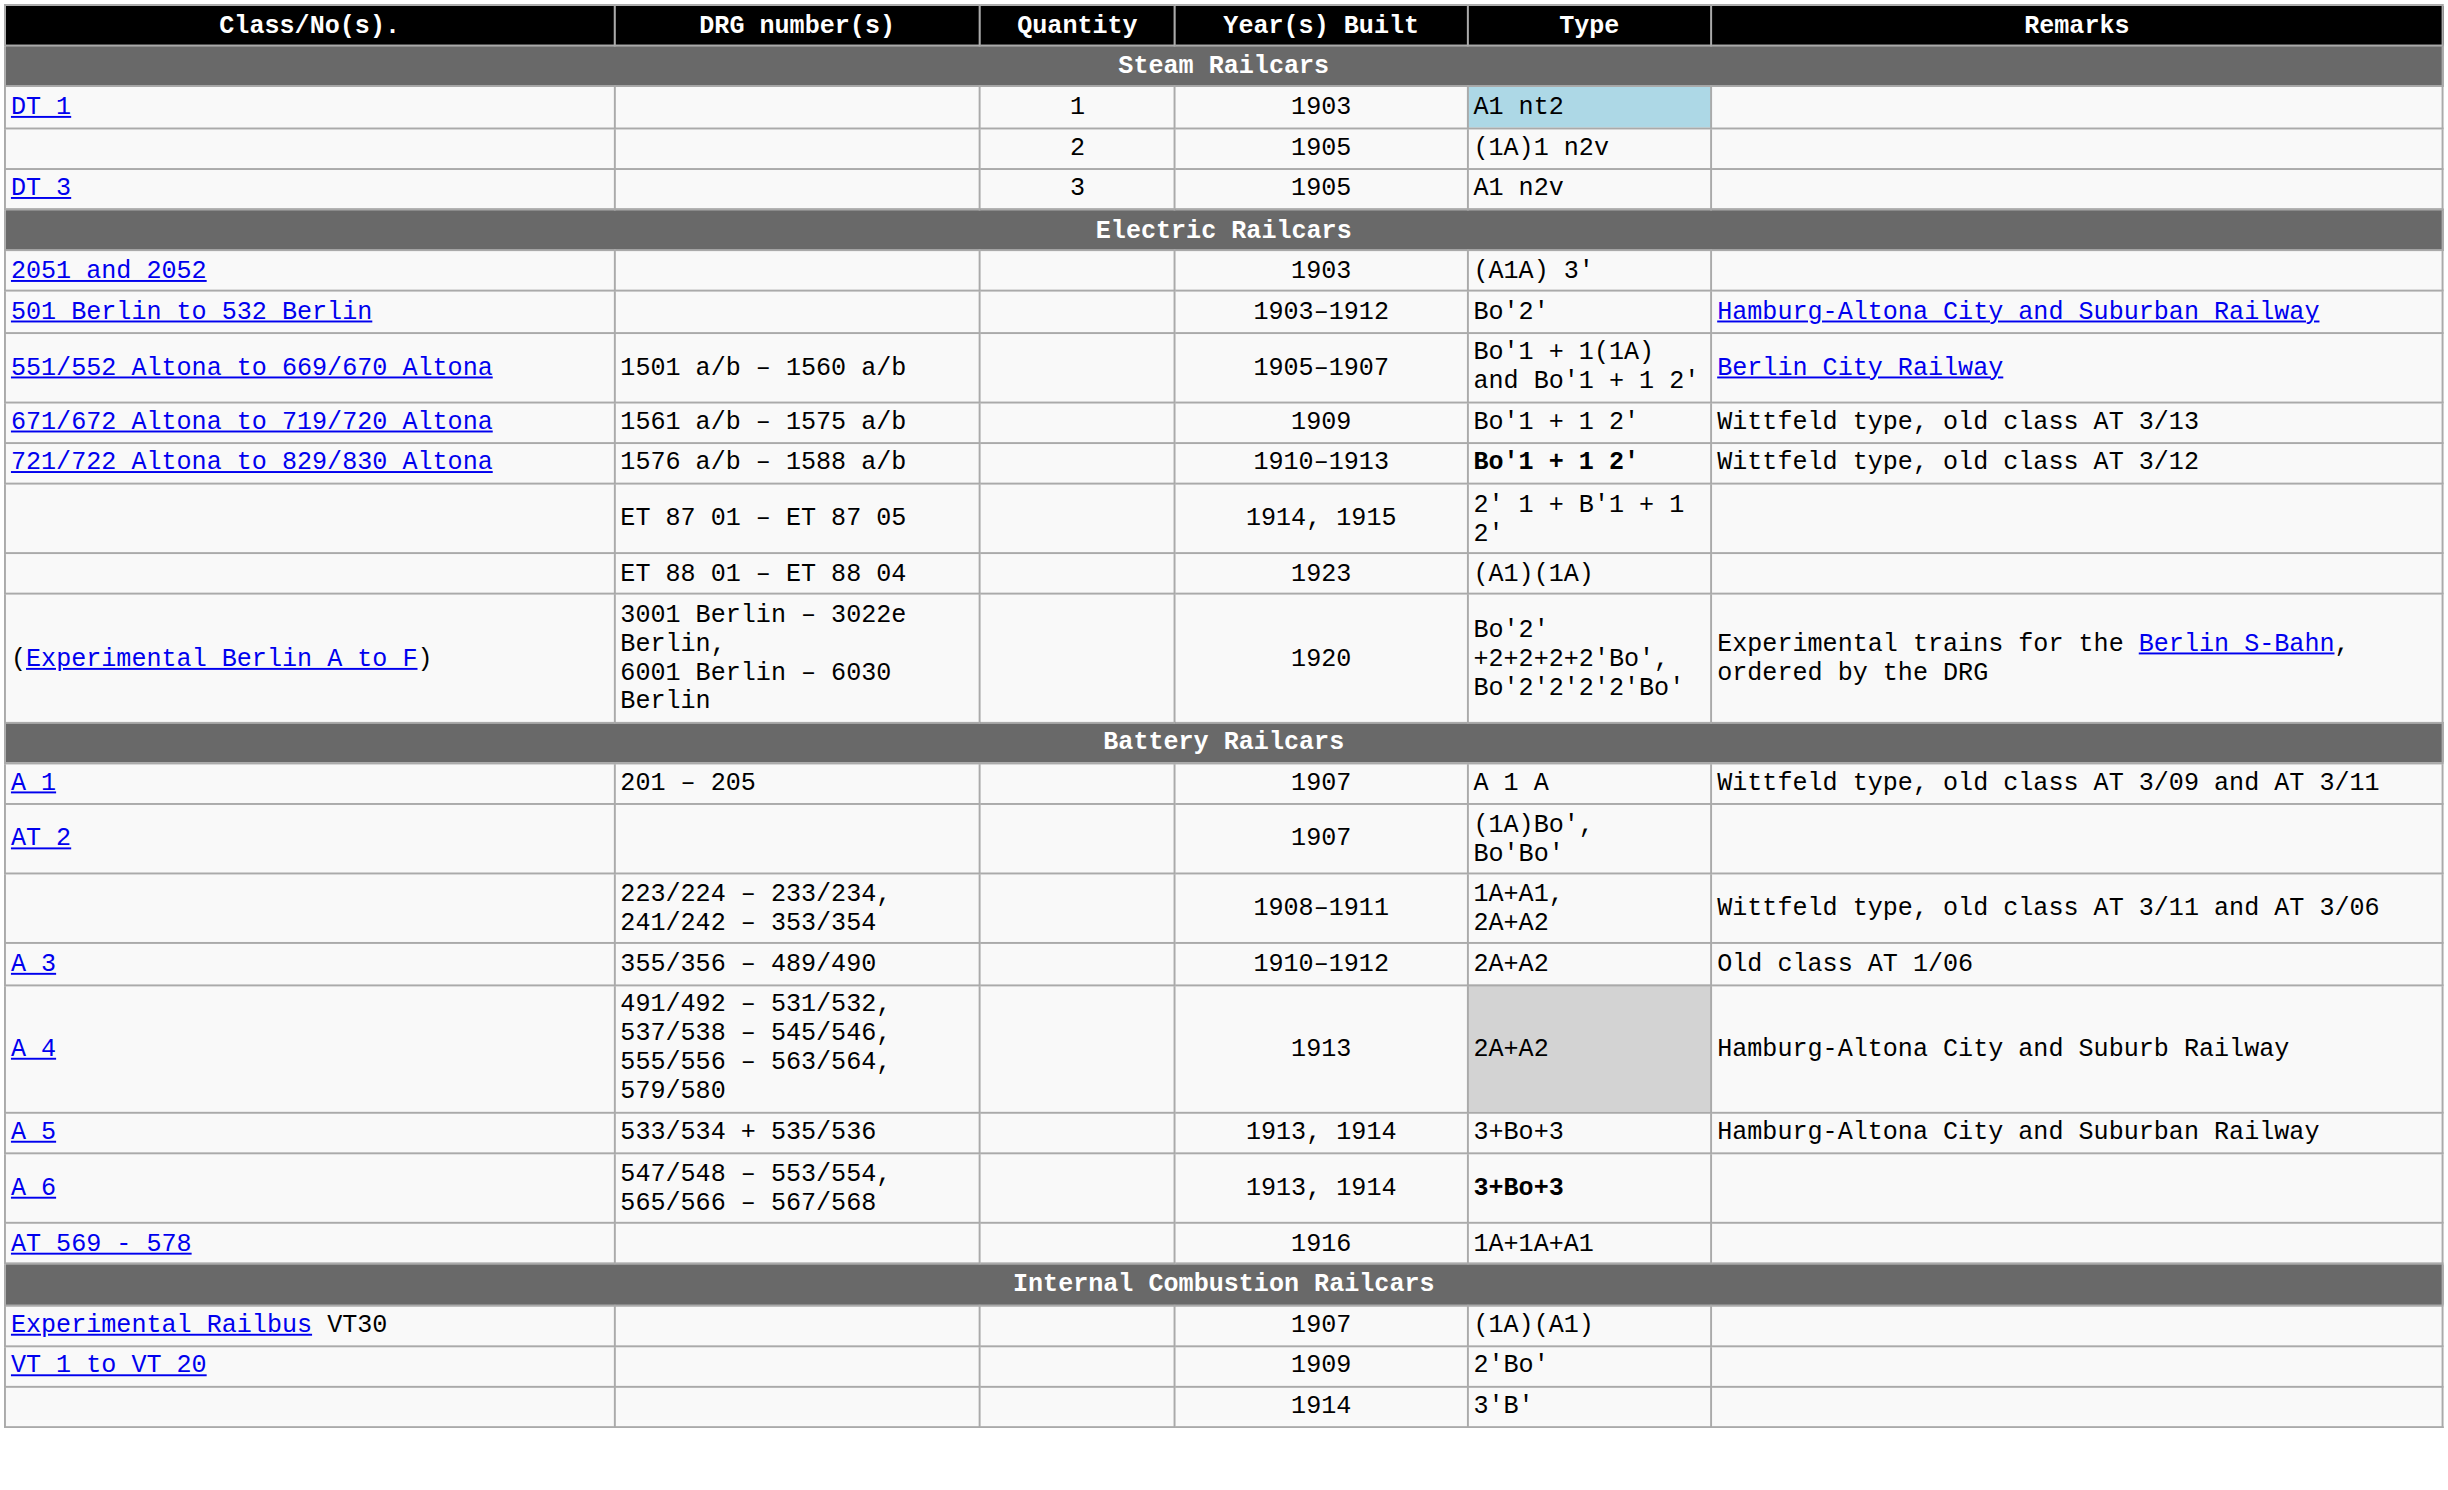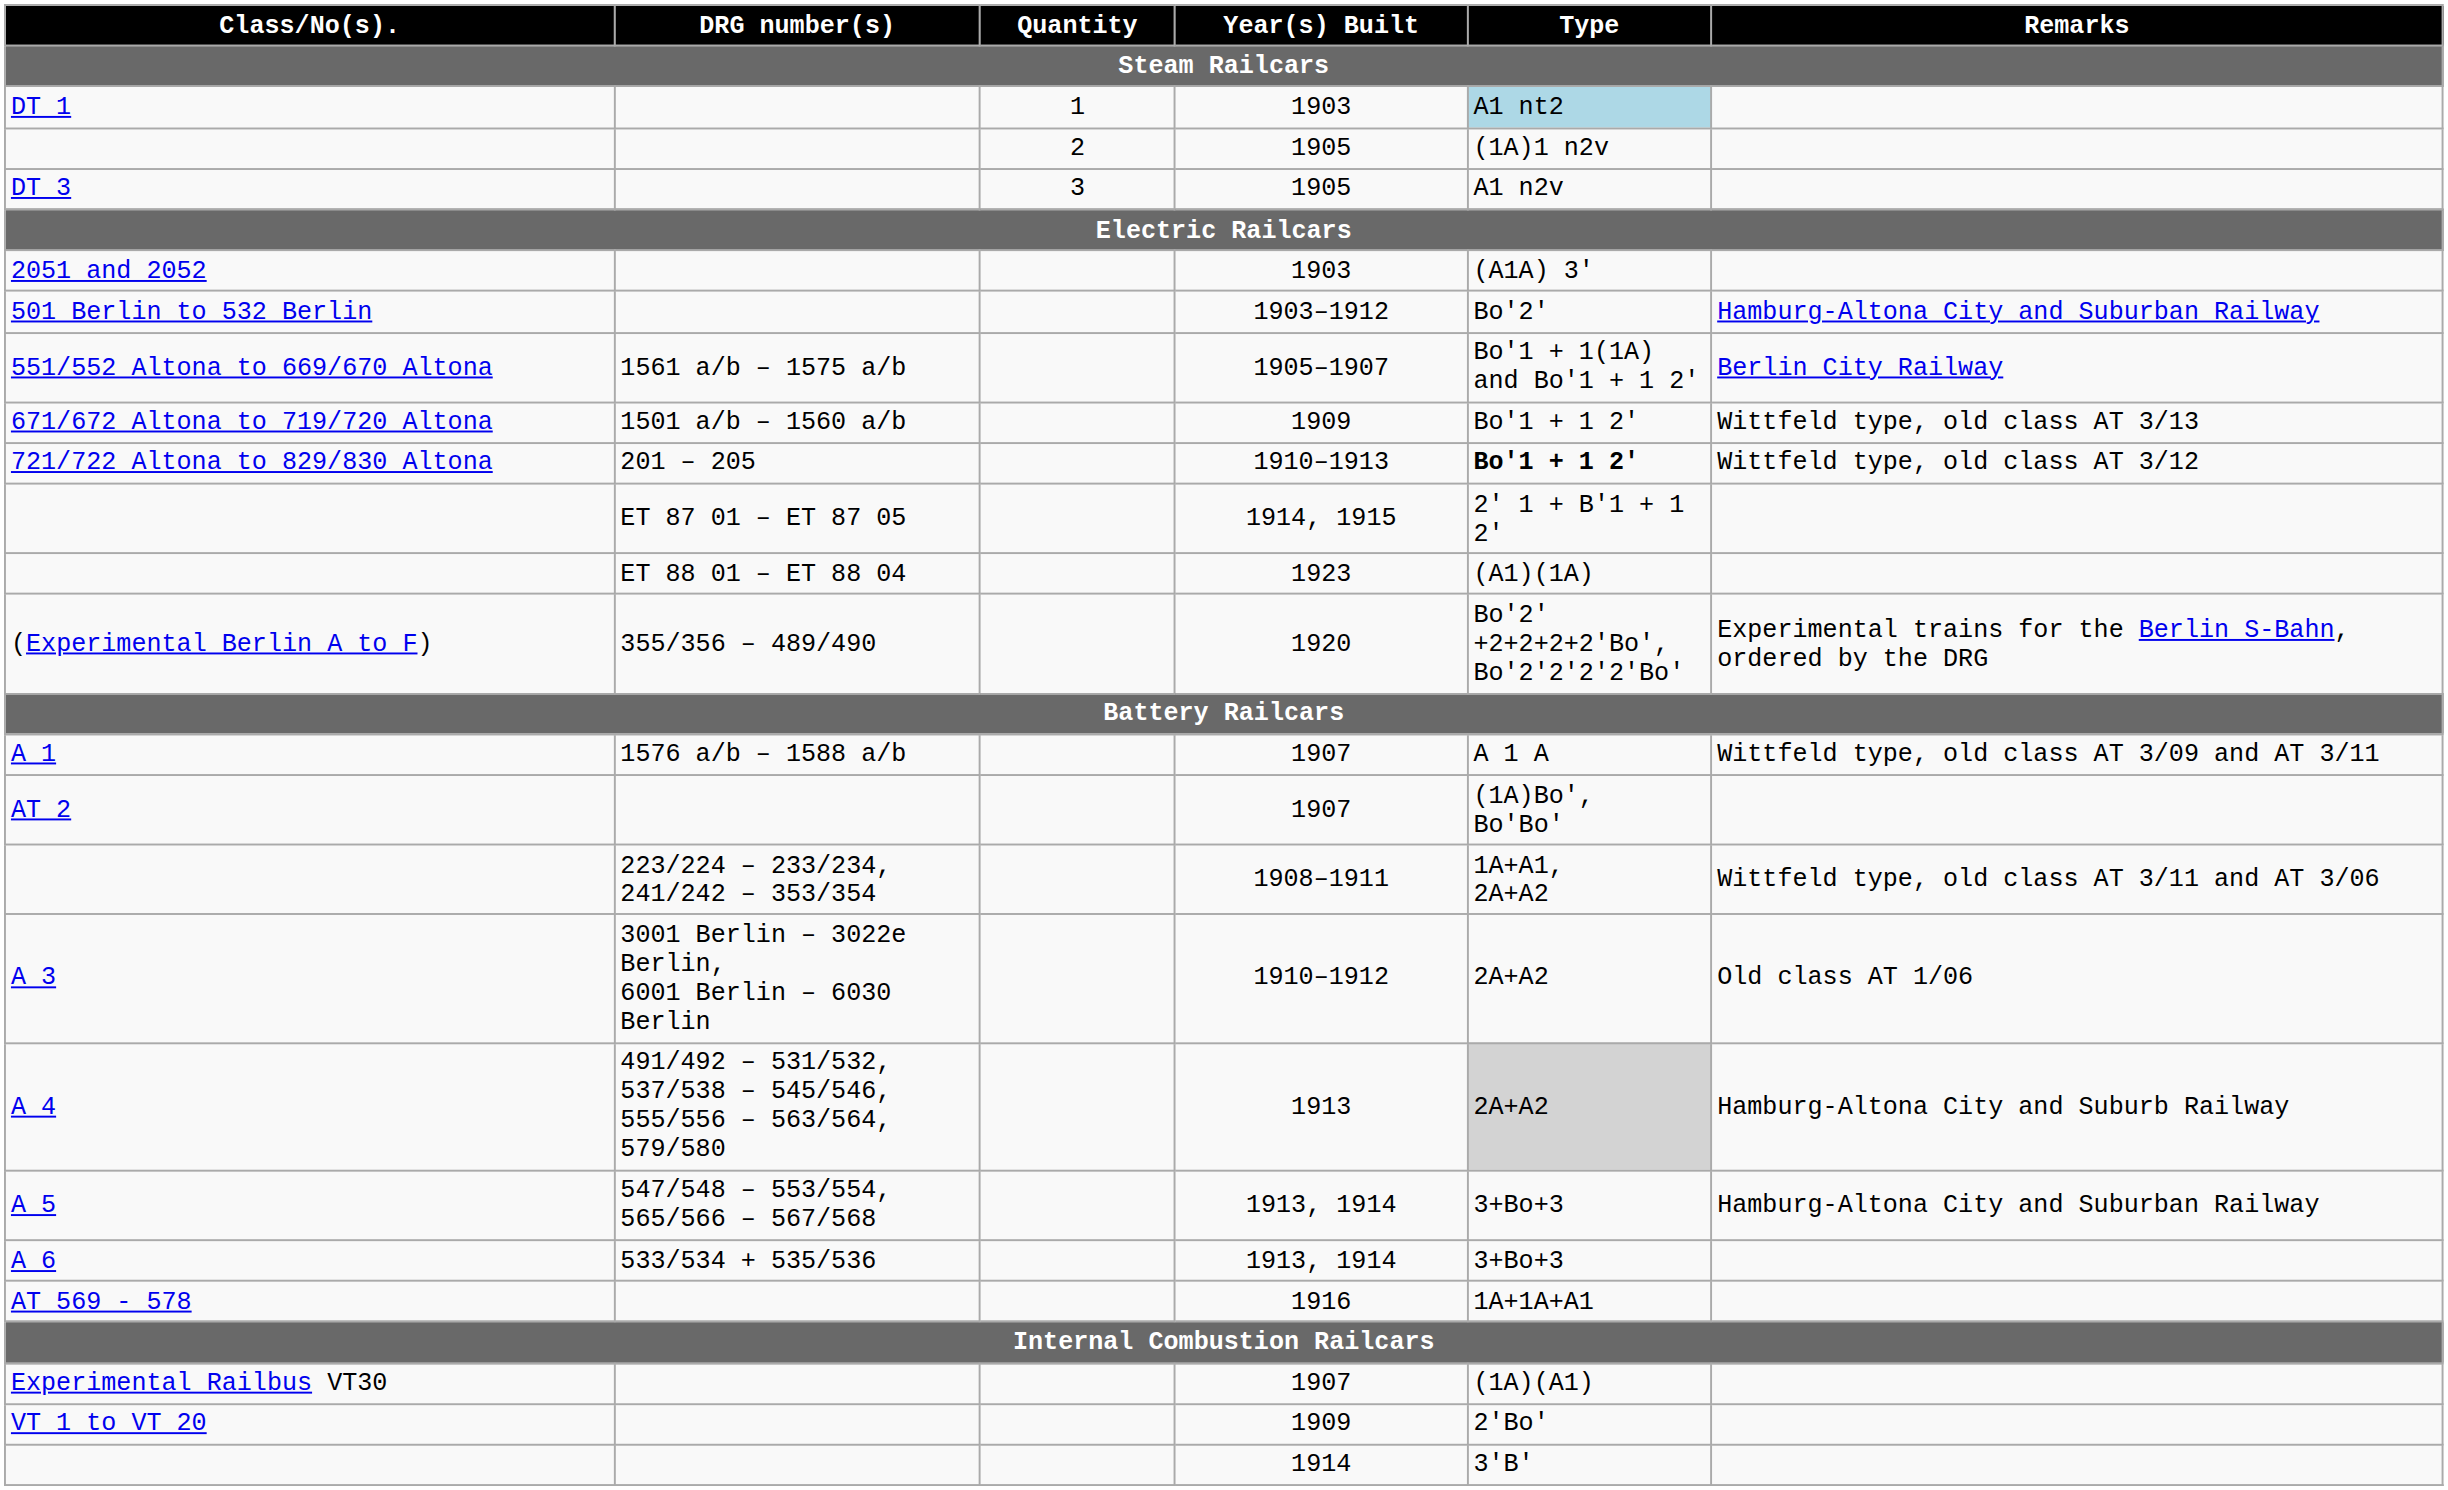(763, 367) 1501 a/b – 1560 a/b -> (763, 367) 1561 a/b – 1575 a/b
(763, 422) 1561 a/b – 1575 a/b -> (763, 422) 1501 a/b – 1560 a/b
(763, 463) 1576 a/b – 1588 a/b -> (688, 463) 201 – 205
(763, 658) 3001 Berlin – 3022e Berlin, 6001 Berlin – 6030 Berlin -> (748, 644) 355/356 – 489/490
(688, 784) 201 – 205 -> (763, 755) 1576 a/b – 1588 a/b
(748, 964) 355/356 – 489/490 -> (763, 979) 3001 Berlin – 3022e Berlin, 6001 Berlin – 6030 Berlin
(748, 1133) 533/534 + 535/536 -> (756, 1205) 547/548 – 553/554, 565/566 – 567/568
(756, 1188) 547/548 – 553/554, 565/566 – 567/568 -> (748, 1260) 533/534 + 535/536
(1519, 1188) bold -> (1519, 1260) normal
